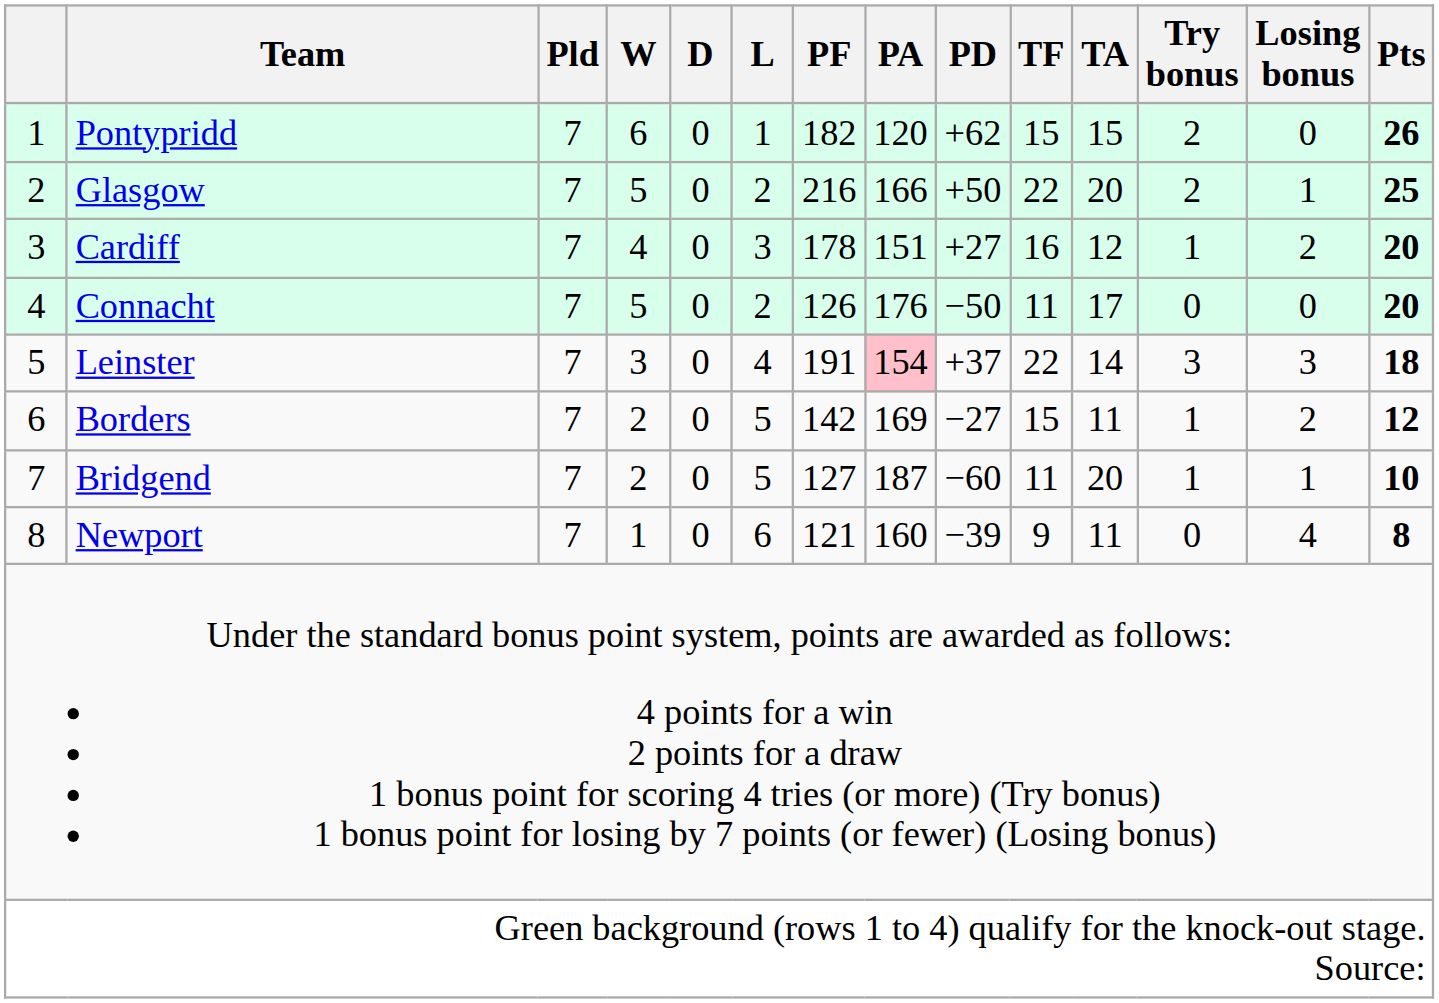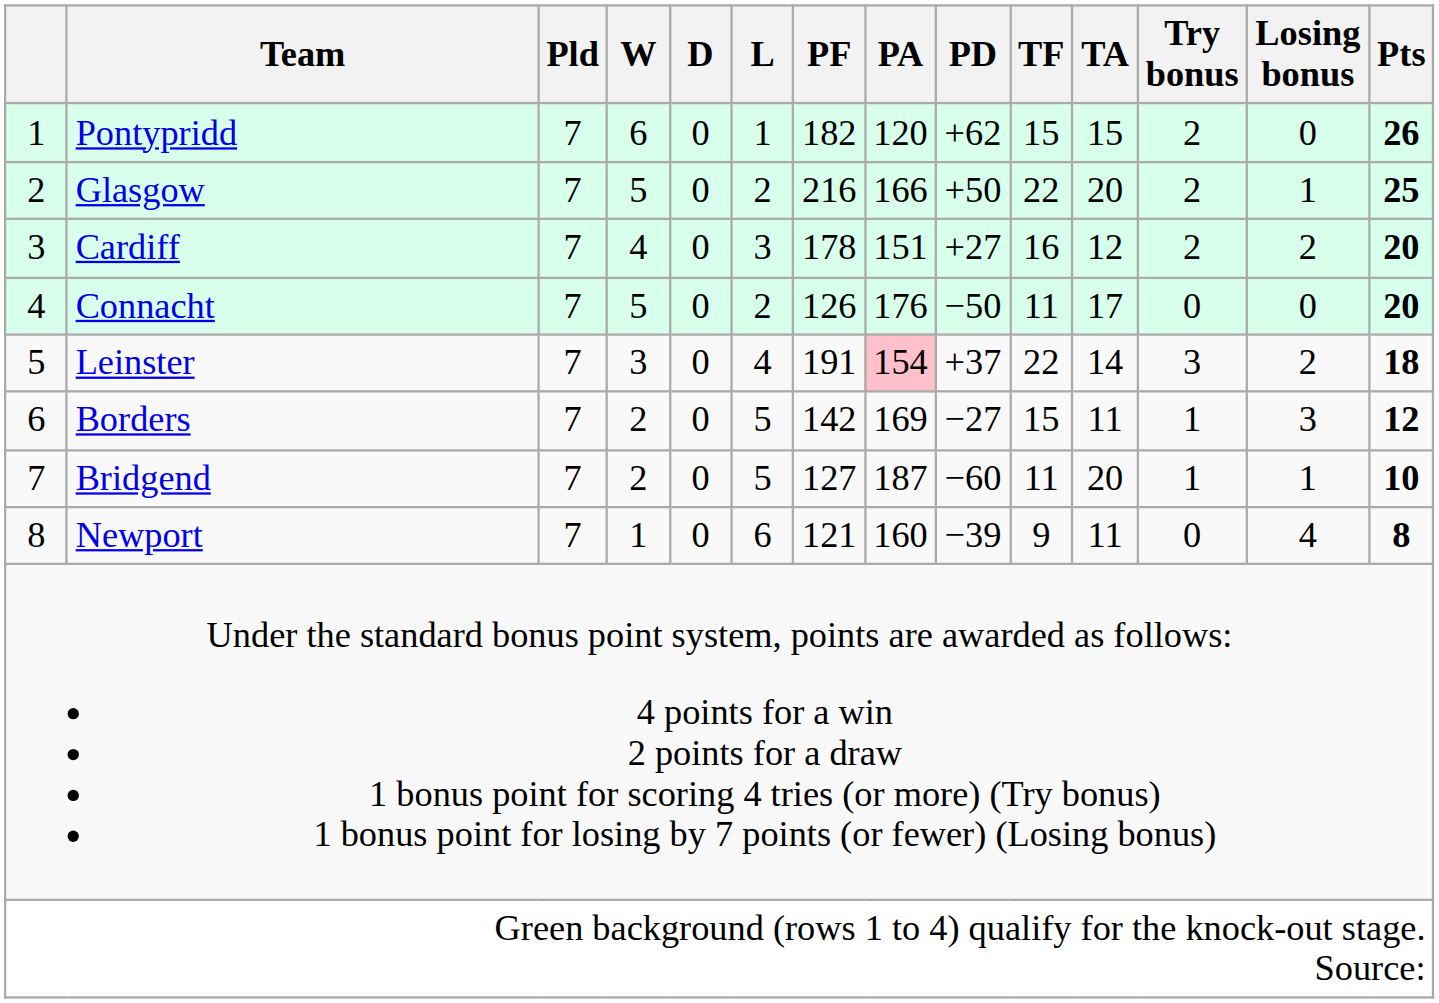(1192, 247) 1 -> (1192, 247) 2
(1308, 362) 3 -> (1308, 362) 2
(1308, 420) 2 -> (1308, 420) 3
